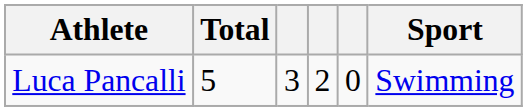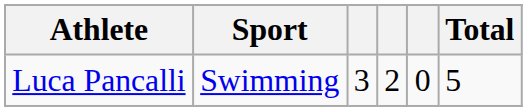columns swapped: (445, 29) <-> (235, 29)
